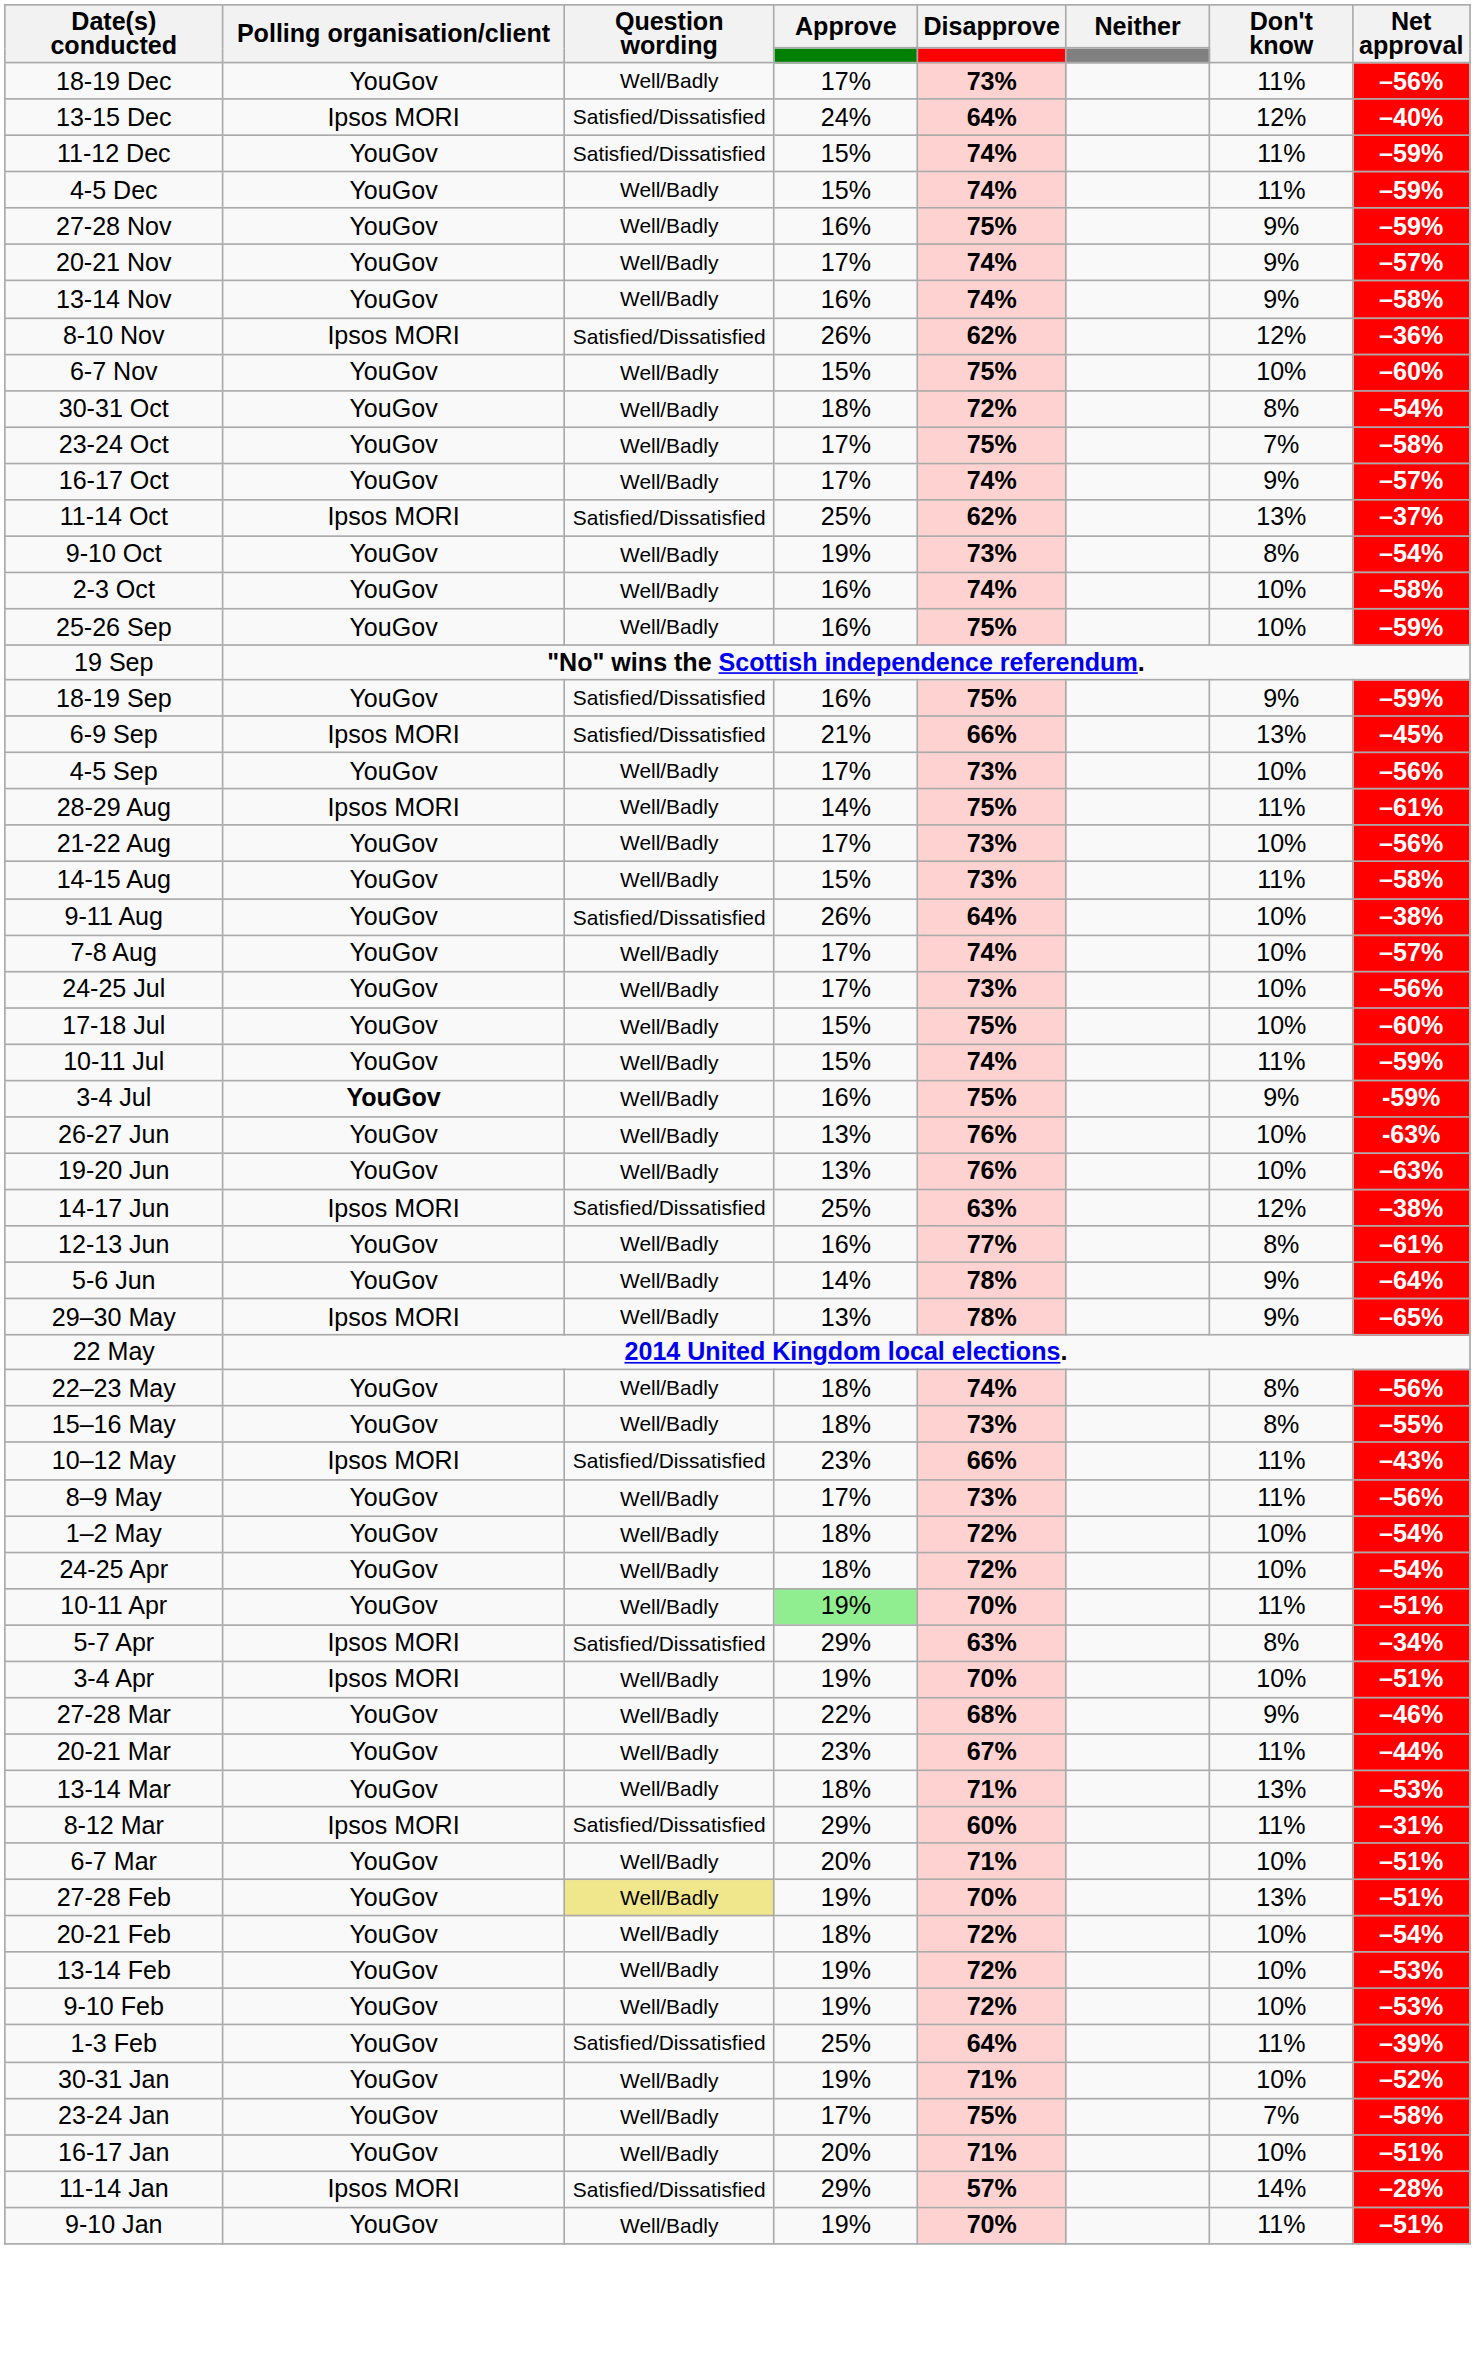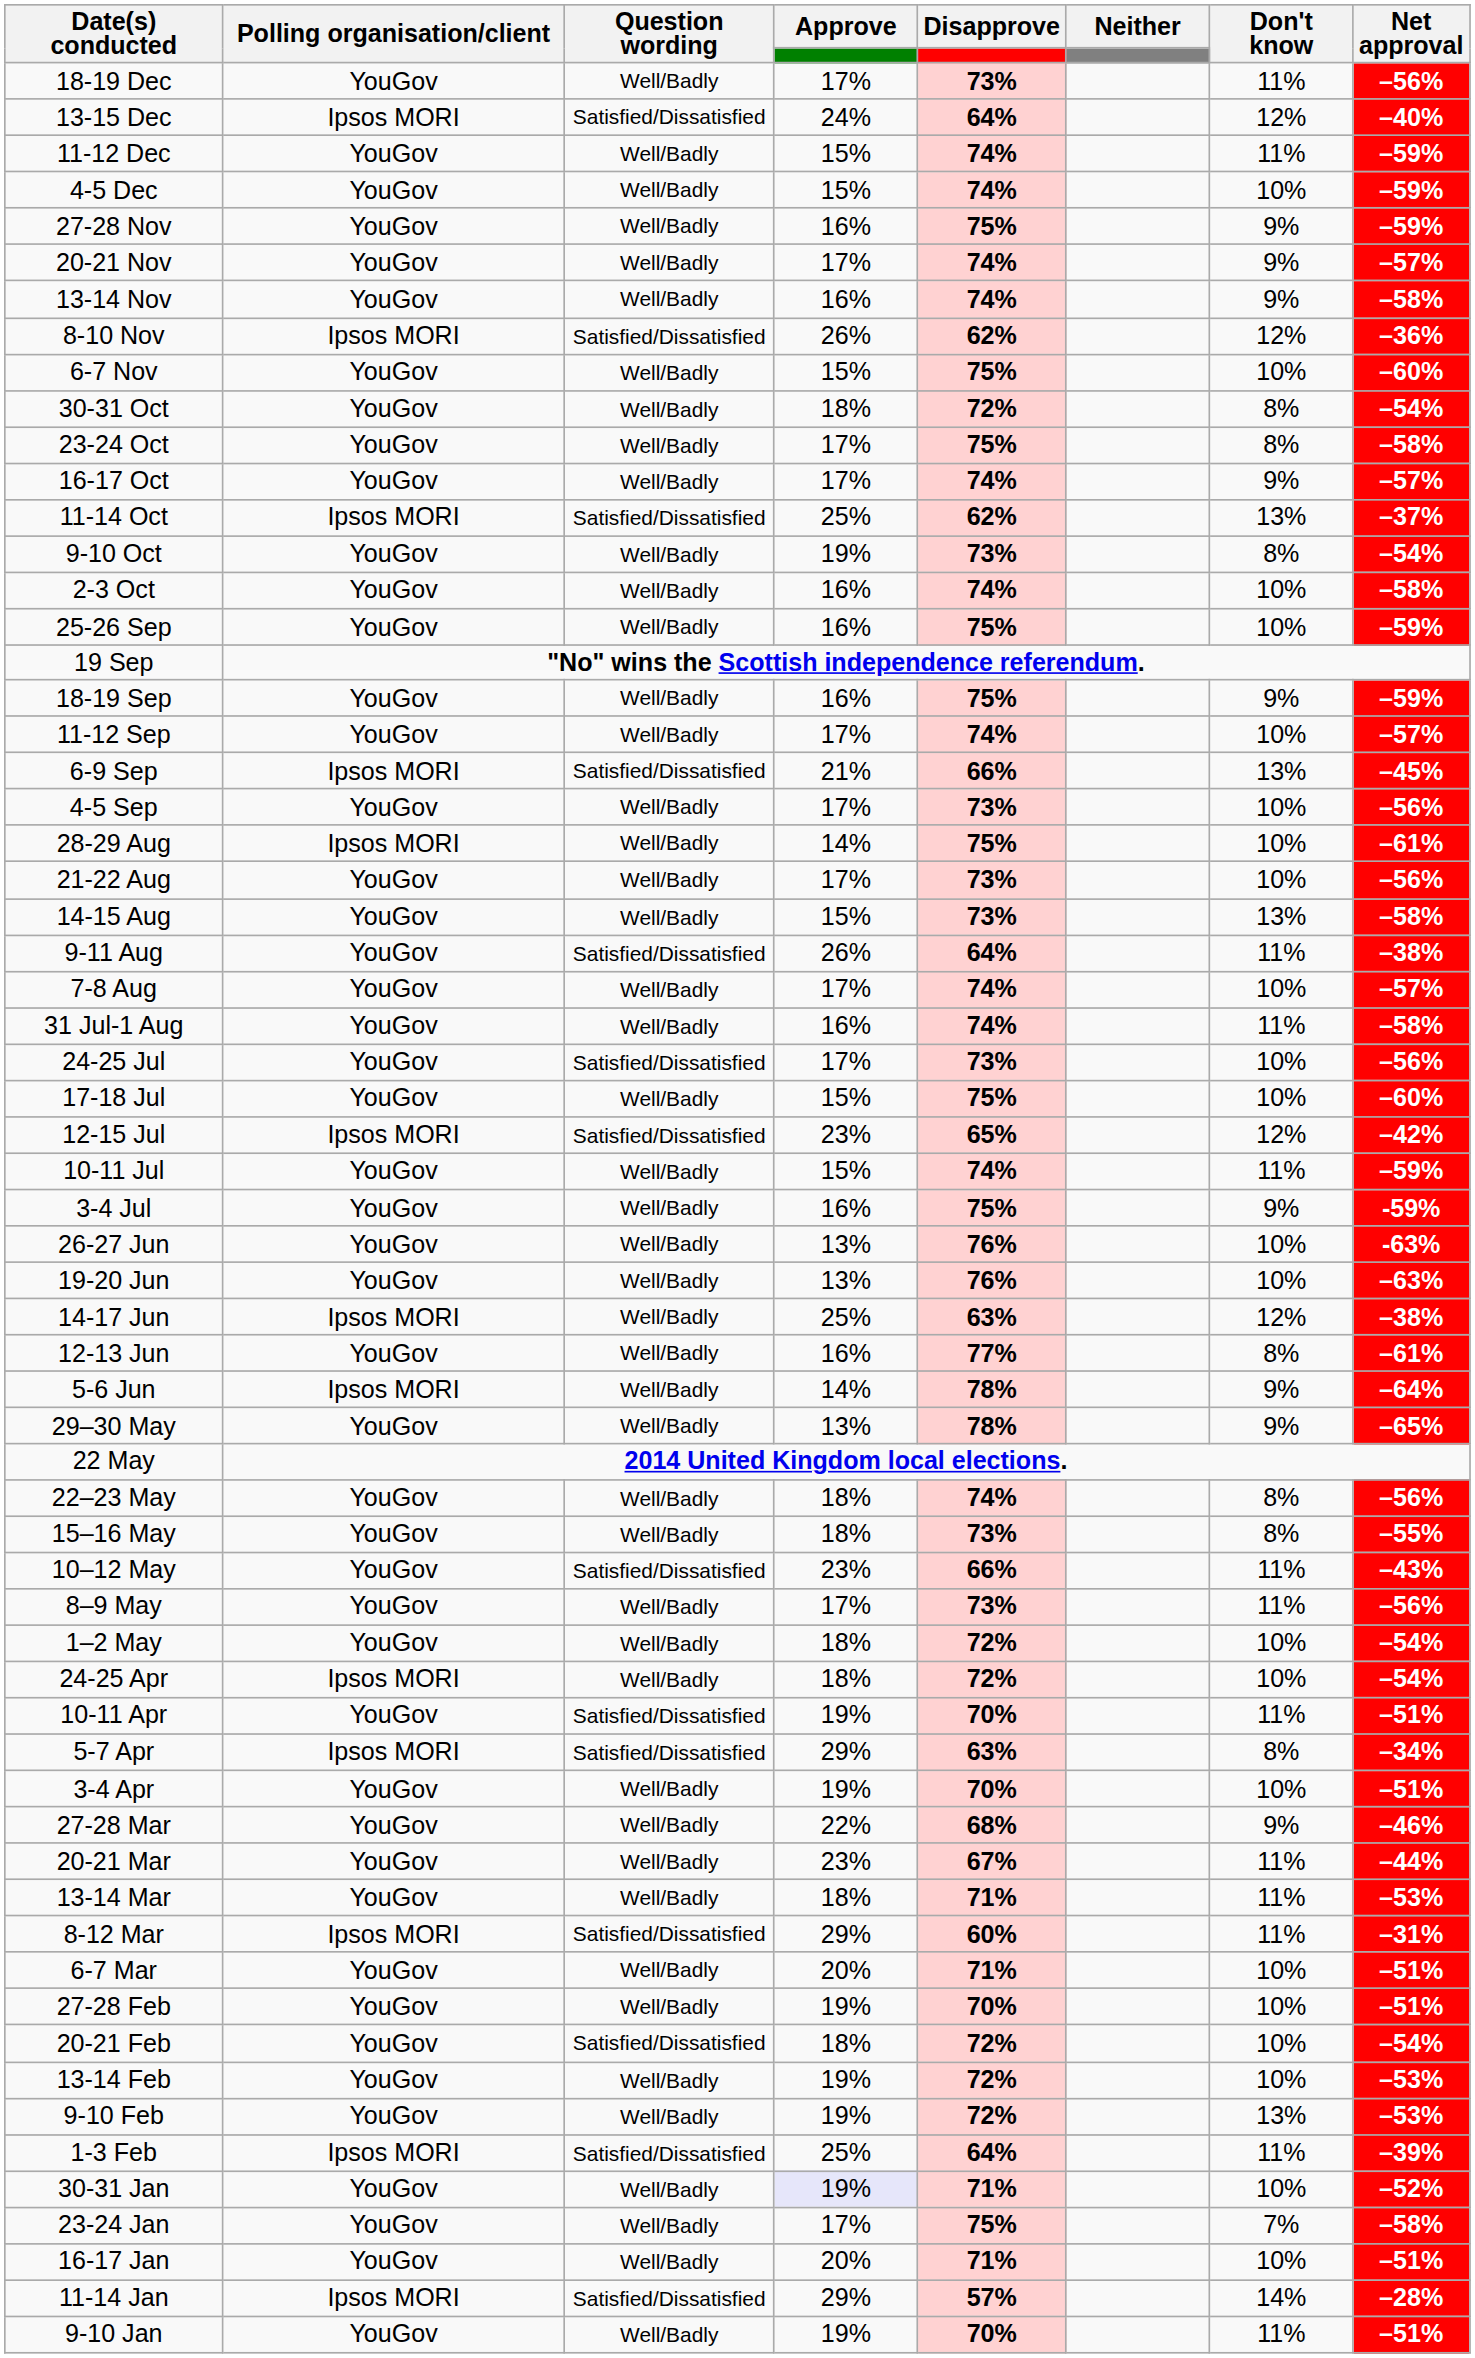(669, 155) Satisfied/Dissatisfied -> (669, 155) Well/Badly
(1281, 189) 11% -> (1281, 189) 10%
(1281, 444) 7% -> (1281, 444) 8%
(669, 699) Satisfied/Dissatisfied -> (669, 699) Well/Badly
+ row: (114, 734)
(1281, 807) 11% -> (1281, 843) 10%
(1281, 879) 11% -> (1281, 916) 13%
(1281, 916) 10% -> (1281, 952) 11%
+ row: (114, 1025)
(669, 990) Well/Badly -> (669, 1063) Satisfied/Dissatisfied
+ row: (114, 1134)
(394, 1098) bold -> (394, 1207) normal
(669, 1209) Satisfied/Dissatisfied -> (669, 1318) Well/Badly
(394, 1280) YouGov -> (394, 1389) Ipsos MORI
(394, 1316) Ipsos MORI -> (394, 1426) YouGov
(394, 1460) Ipsos MORI -> (394, 1569) YouGov
(394, 1569) YouGov -> (394, 1679) Ipsos MORI
(669, 1608) Well/Badly -> (669, 1717) Satisfied/Dissatisfied
(846, 1606) lightgreen background -> (846, 1715) no background
(394, 1679) Ipsos MORI -> (394, 1788) YouGov
(1281, 1788) 13% -> (1281, 1897) 11%
(669, 1899) khaki background -> (669, 2008) no background
(1281, 1897) 13% -> (1281, 2006) 10%
(669, 1935) Well/Badly -> (669, 2044) Satisfied/Dissatisfied
(1281, 2006) 10% -> (1281, 2116) 13%
(394, 2043) YouGov -> (394, 2152) Ipsos MORI
(846, 2079) no background -> (846, 2188) lavender background
